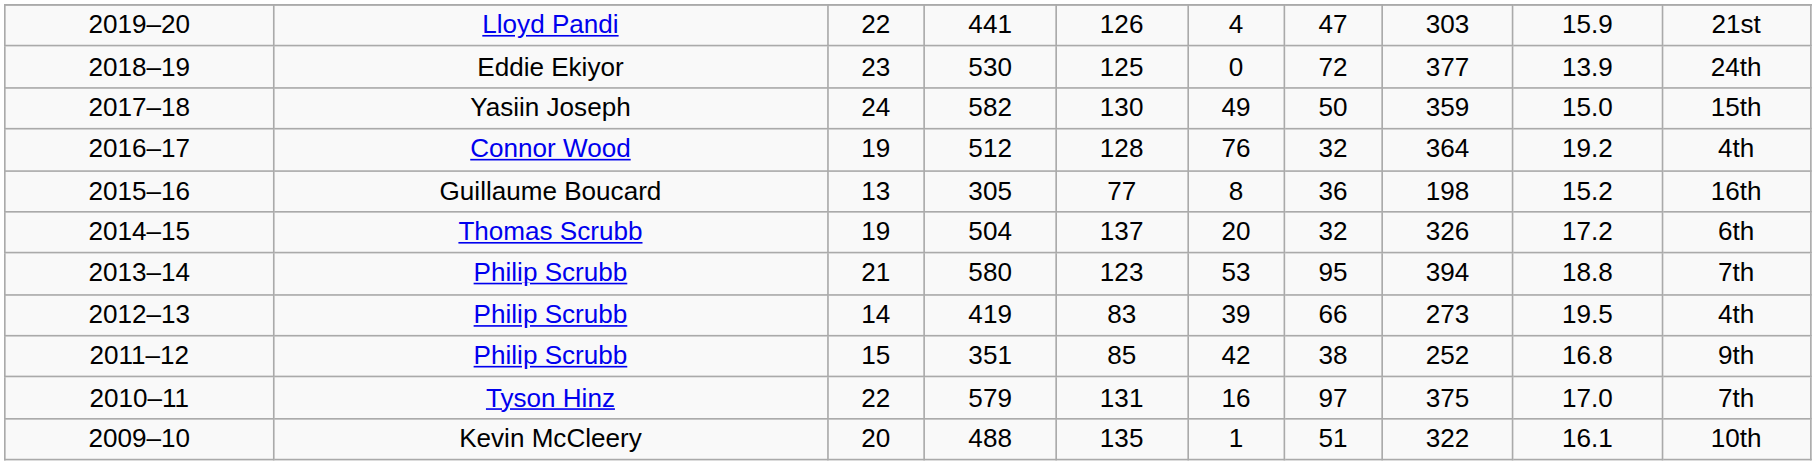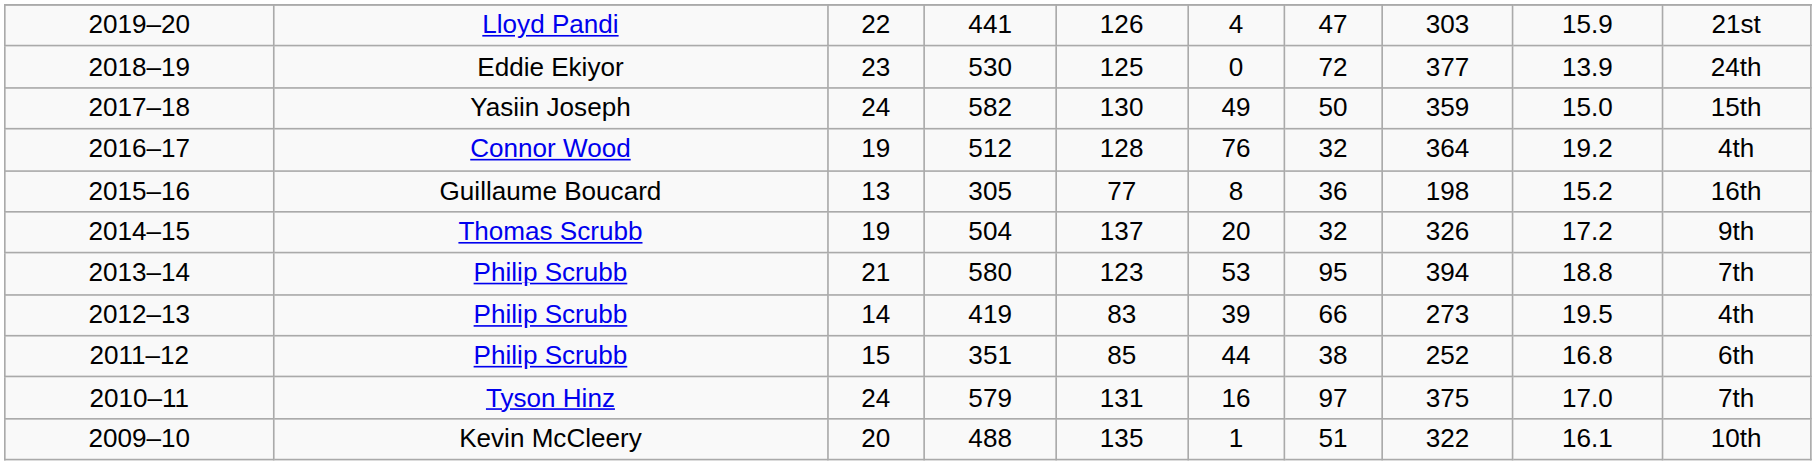(1736, 231) 6th -> (1736, 231) 9th
(1236, 356) 42 -> (1236, 356) 44
(1736, 356) 9th -> (1736, 356) 6th
(876, 397) 22 -> (876, 397) 24
